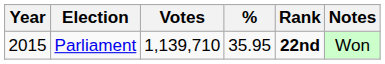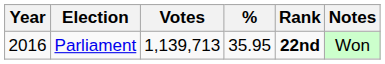(28, 45) 2015 -> (28, 45) 2016
(182, 45) 1,139,710 -> (182, 45) 1,139,713
